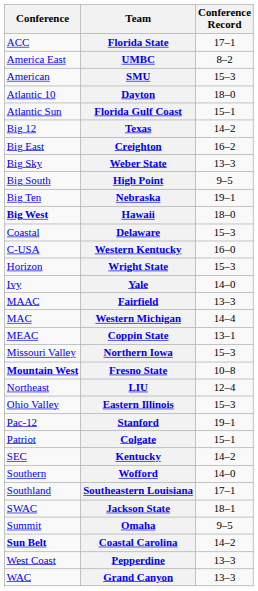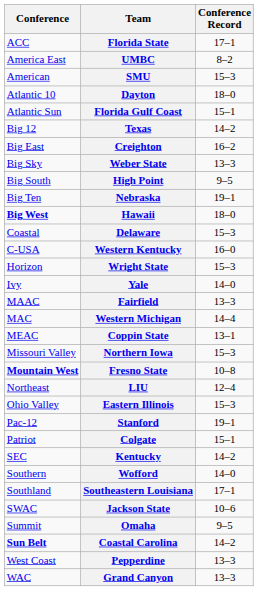(225, 508) 18–1 -> (225, 508) 10–6
